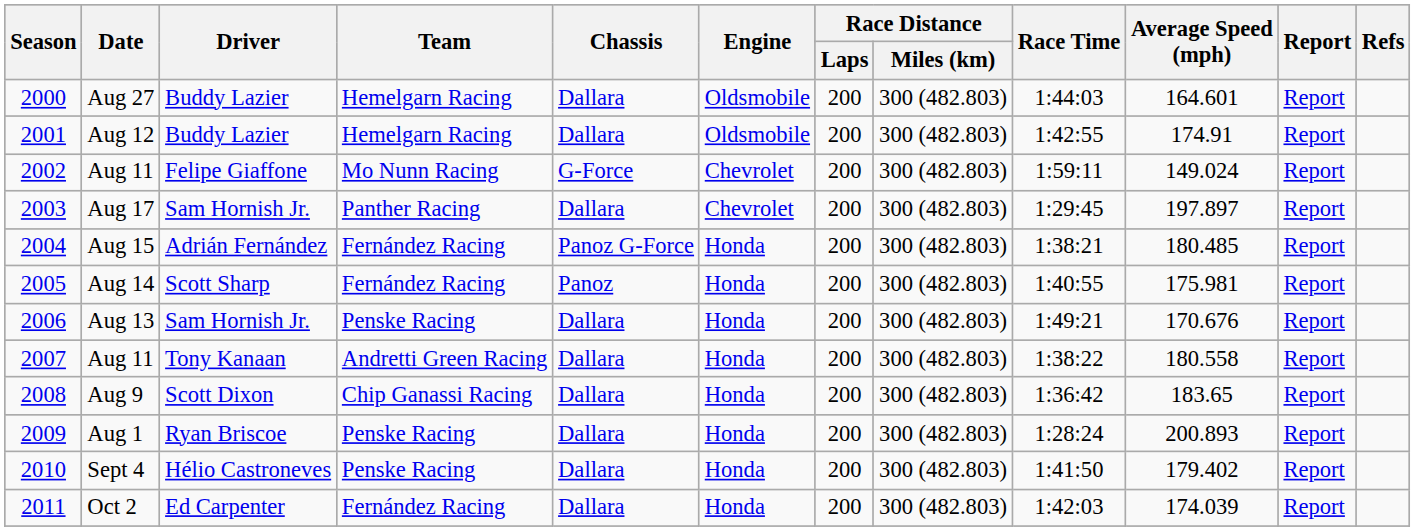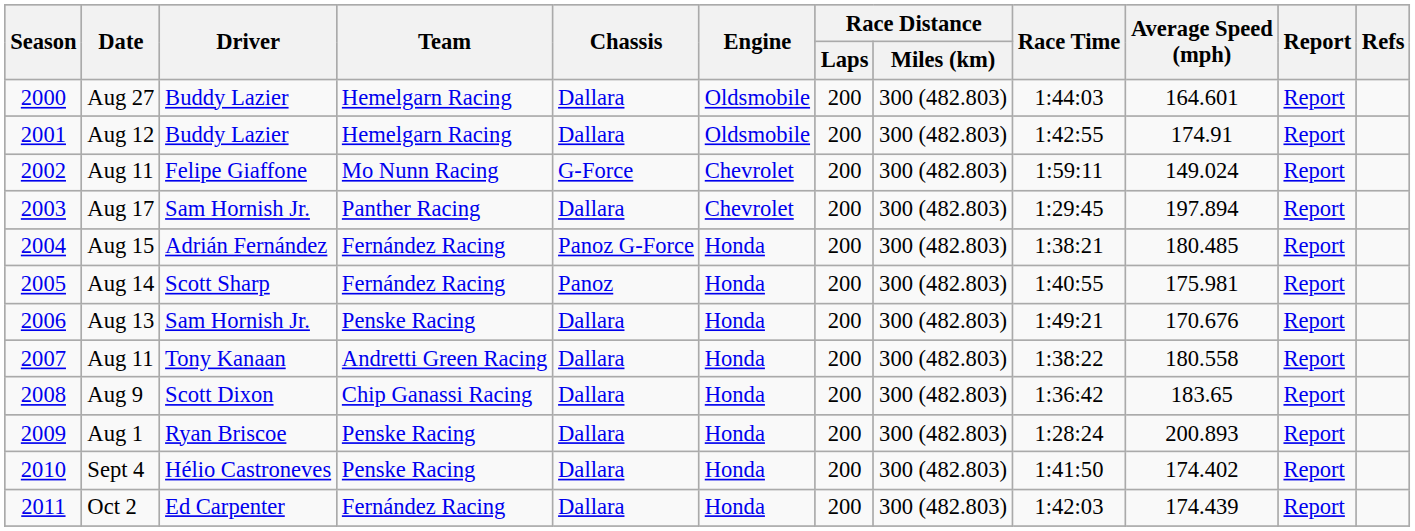(1202, 208) 197.897 -> (1202, 208) 197.894
(1202, 469) 179.402 -> (1202, 469) 174.402
(1202, 506) 174.039 -> (1202, 506) 174.439
